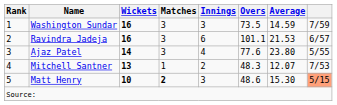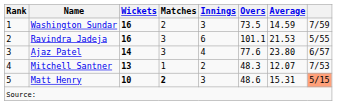(163, 25) 3 -> (163, 25) 2
(319, 39) 6/57 -> (319, 39) 5/55
(319, 53) 5/55 -> (319, 53) 6/57
(282, 80) 15.30 -> (282, 80) 15.31
